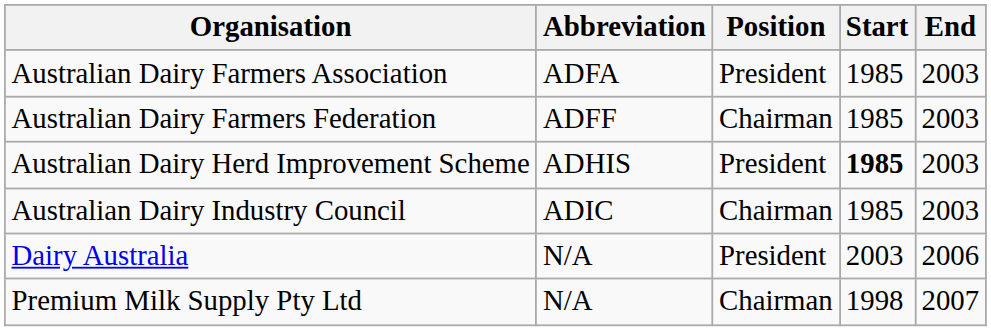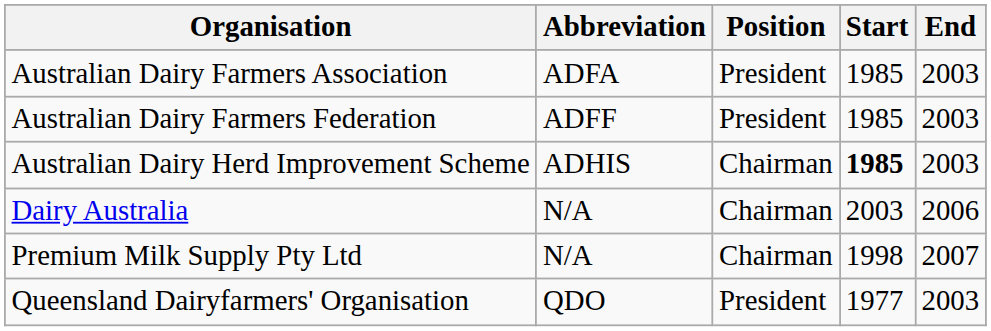(776, 118) Chairman -> (773, 118) President
(773, 164) President -> (776, 164) Chairman
- row: (209, 210)
(773, 255) President -> (776, 210) Chairman
+ row: (240, 301)
